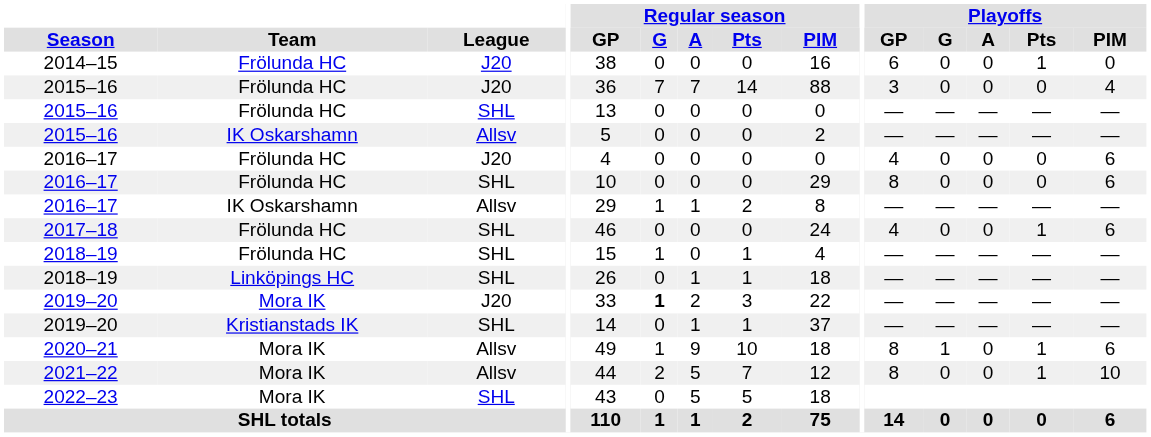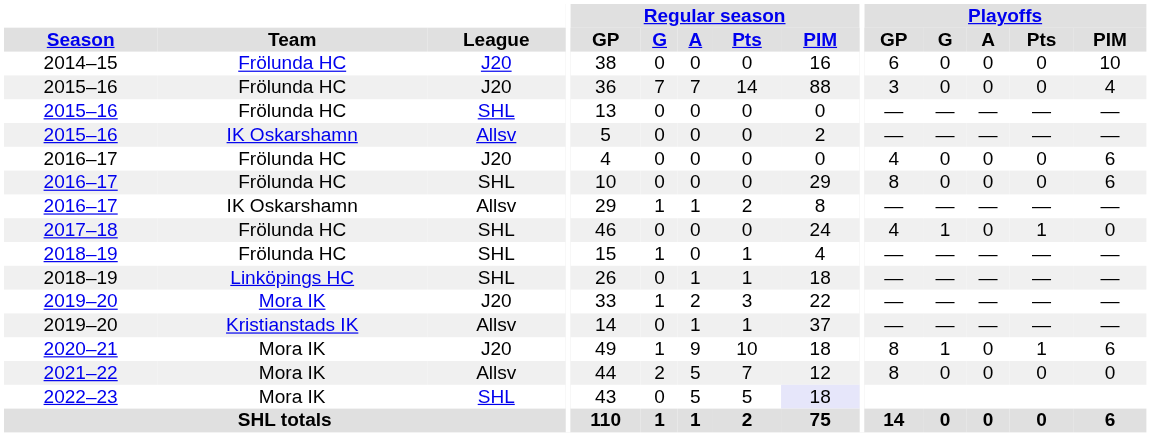(1042, 63) 1 -> (1042, 63) 0
(1110, 63) 0 -> (1110, 63) 10
(945, 230) 0 -> (945, 230) 1
(1110, 230) 6 -> (1110, 230) 0
(660, 301) bold -> (660, 301) normal
(496, 325) SHL -> (496, 325) Allsv
(496, 349) Allsv -> (496, 349) J20
(1042, 372) 1 -> (1042, 372) 0
(1110, 372) 10 -> (1110, 372) 0
(820, 396) no background -> (820, 396) lavender background
